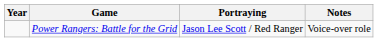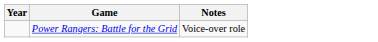- column: (242, 12)
